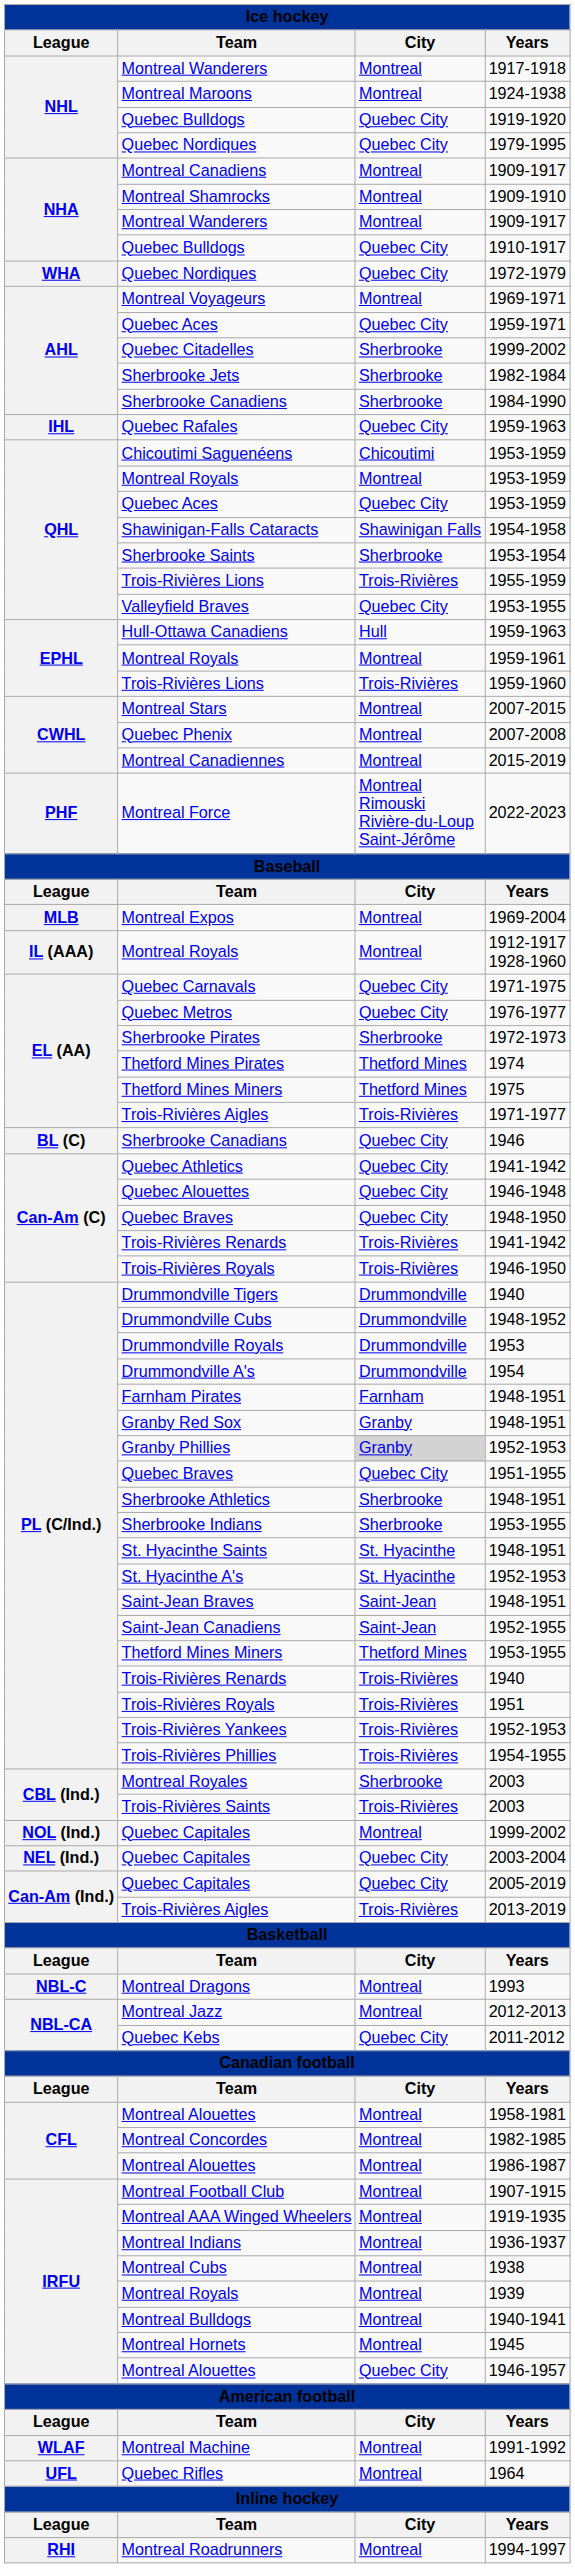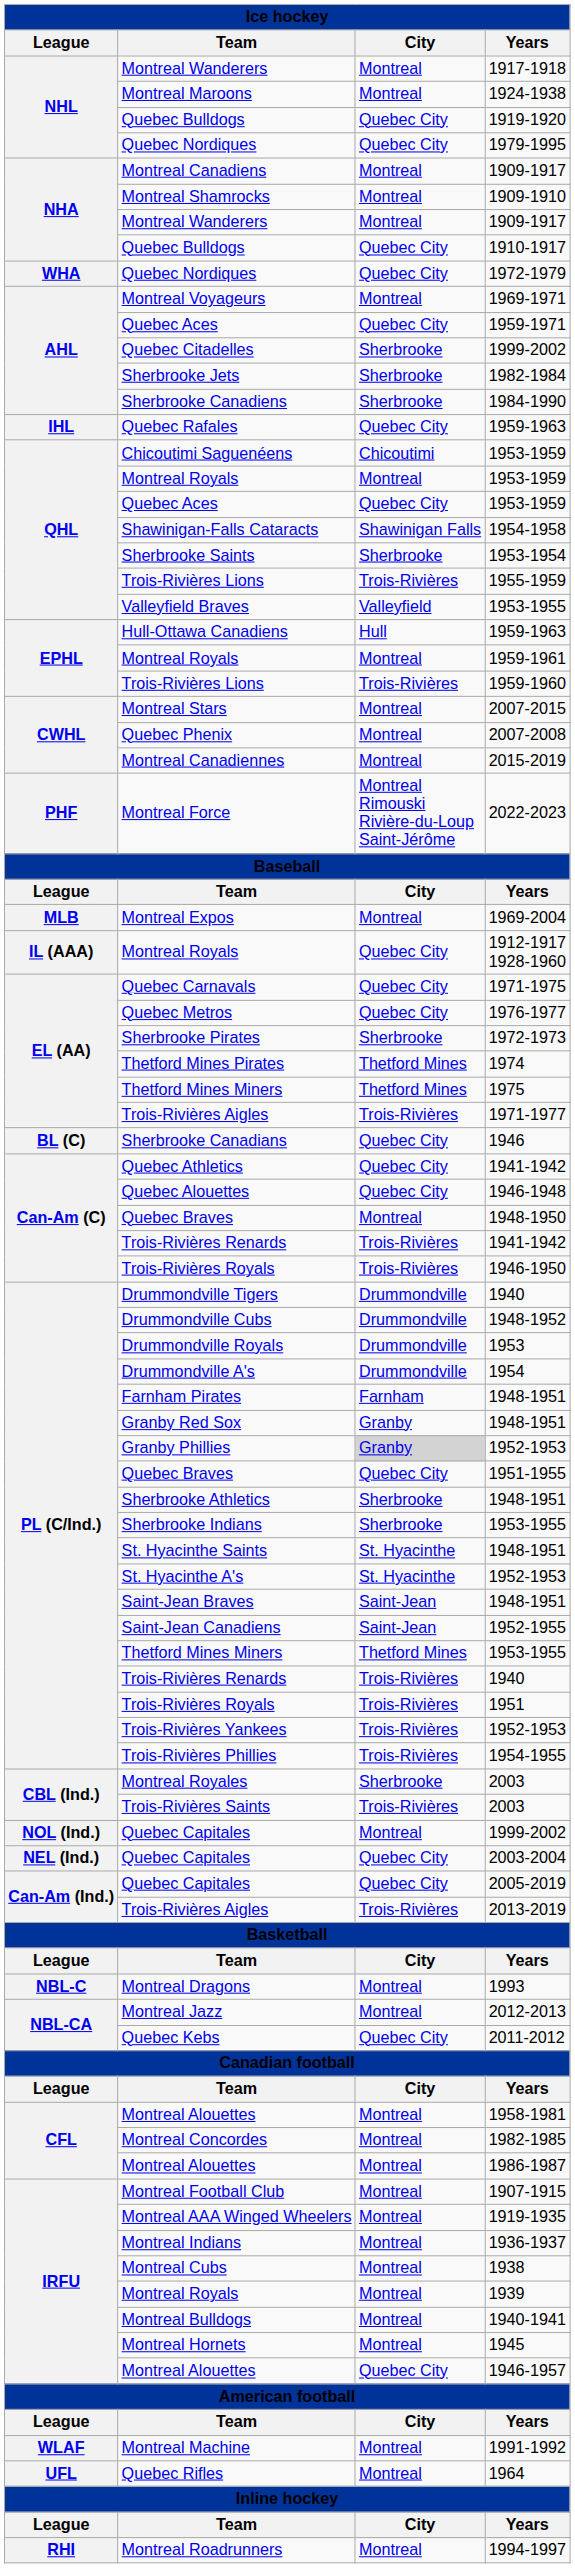(403, 606) Quebec City -> (395, 606) Valleyfield
(390, 952) Montreal -> (403, 952) Quebec City
(403, 1217) Quebec City -> (390, 1217) Montreal
